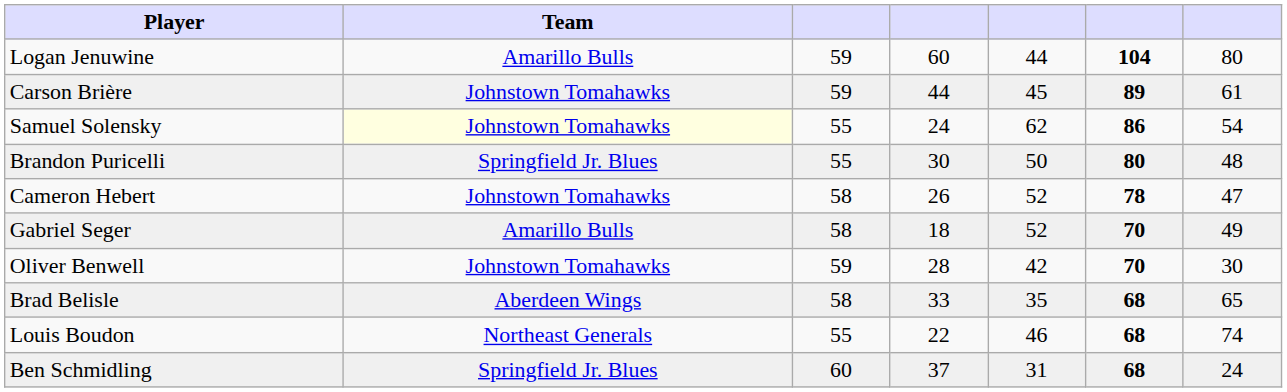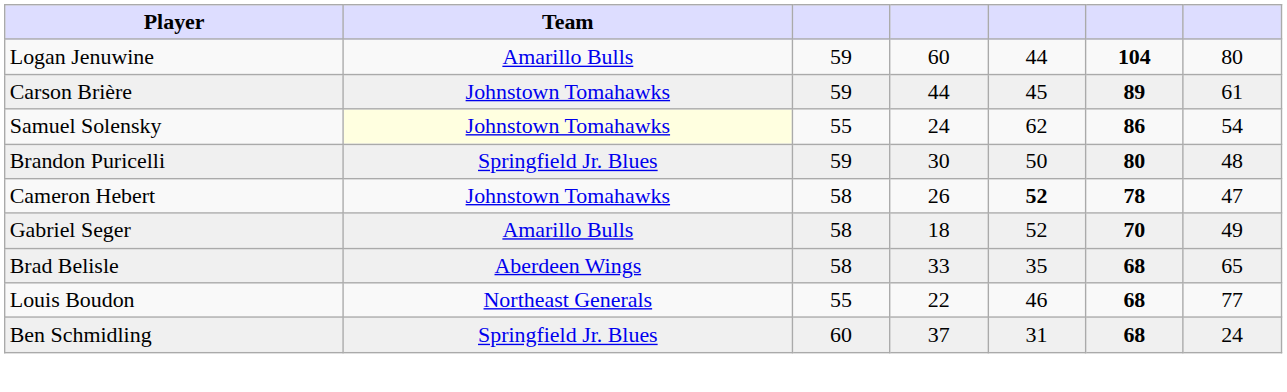(841, 160) 55 -> (841, 160) 59
(1037, 195) normal -> (1037, 195) bold
- row: (77, 265)
(1232, 334) 74 -> (1232, 299) 77
